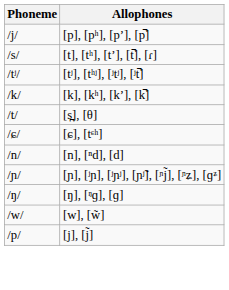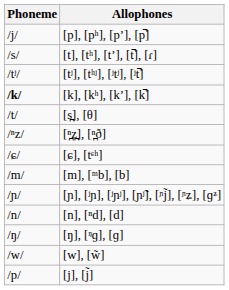(14, 94) normal -> (14, 94) bold
+ row: (85, 134)
+ row: (96, 174)
rows swapped: (93, 154) <-> (142, 174)
